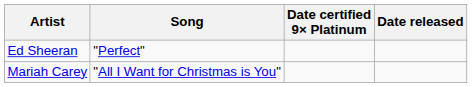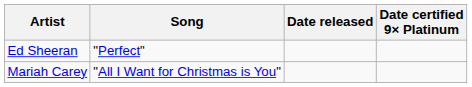columns swapped: (420, 22) <-> (329, 22)
